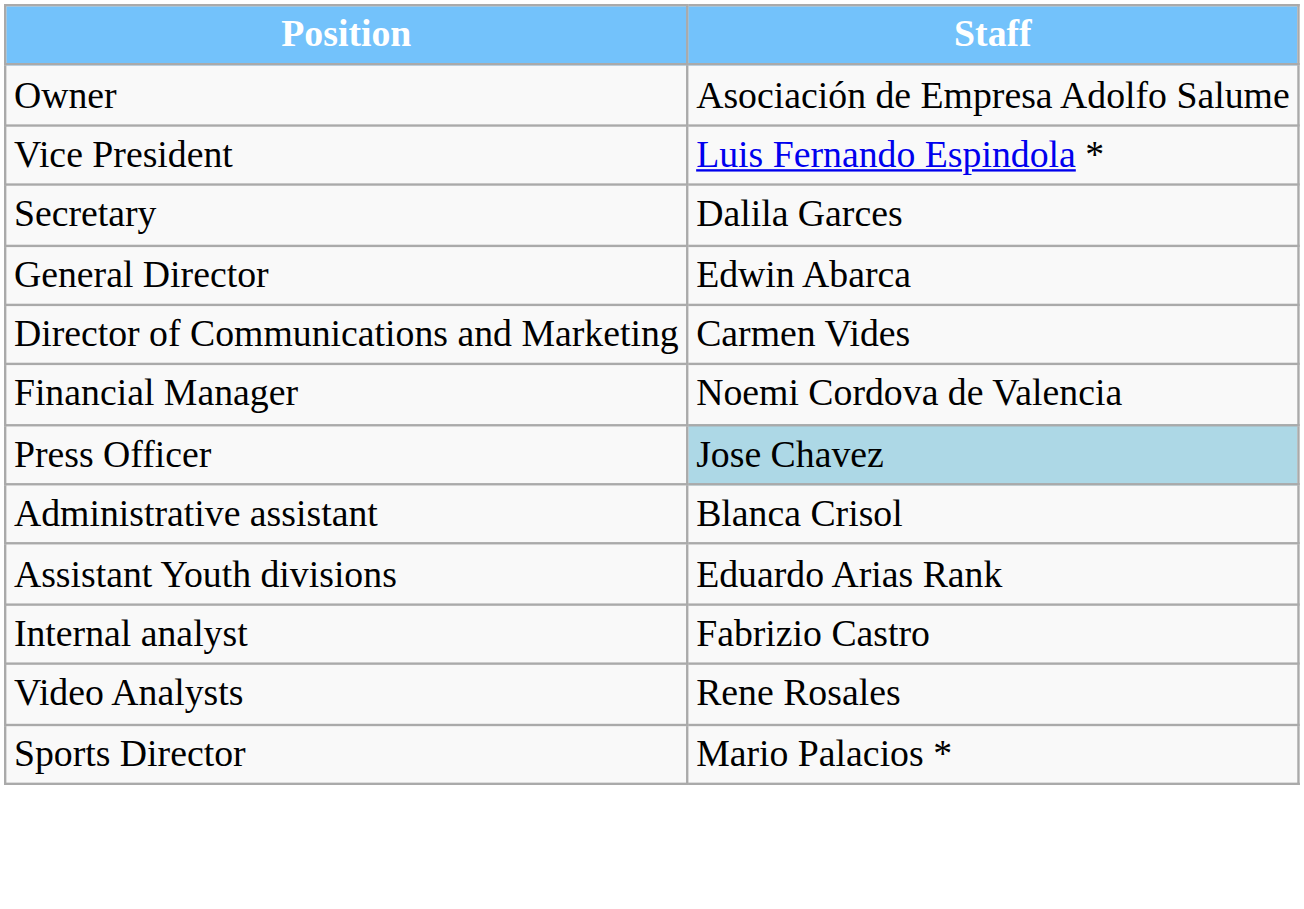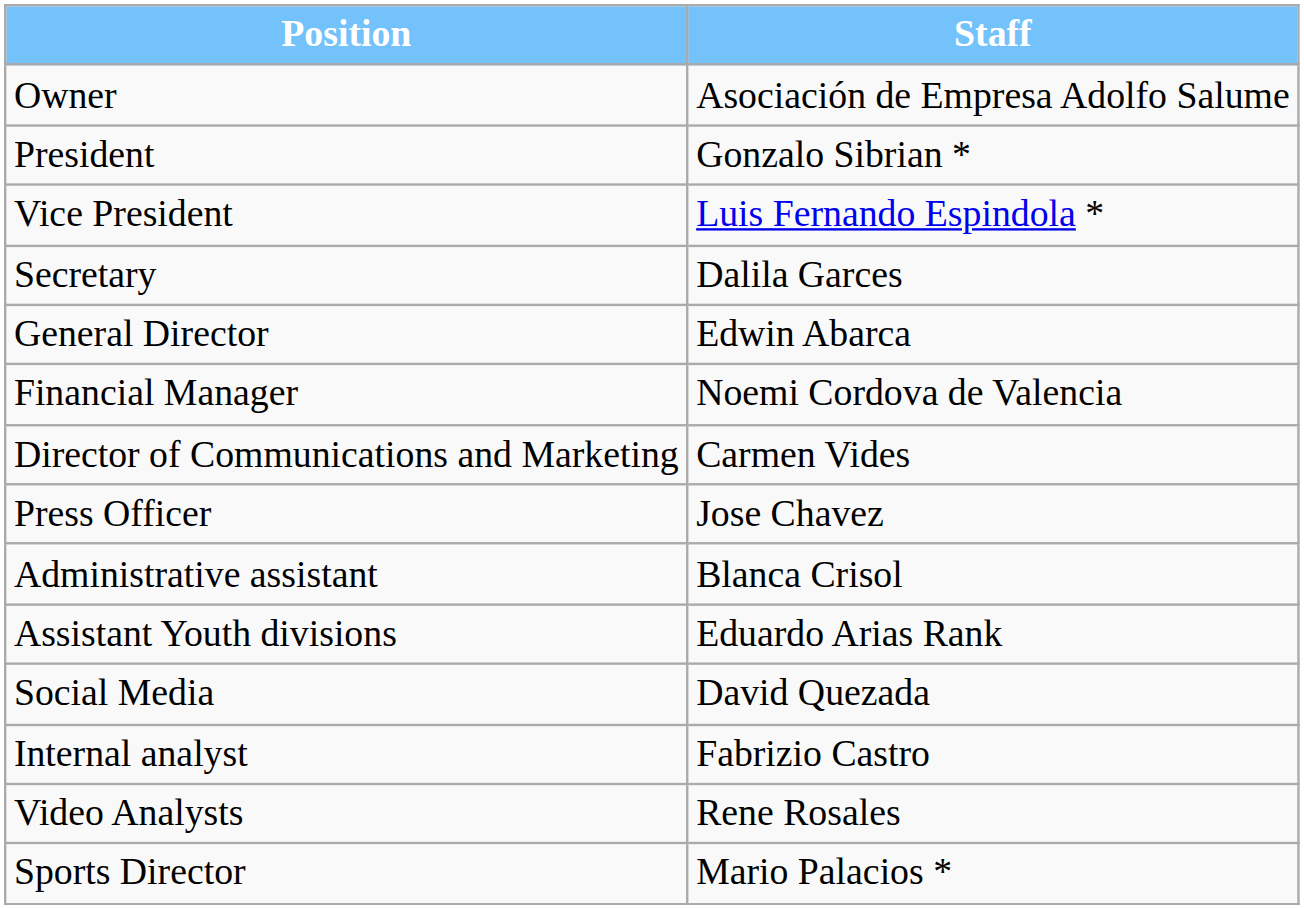+ row: (84, 154)
rows swapped: (346, 333) <-> (156, 393)
(790, 453) lightblue background -> (790, 513) no background
+ row: (114, 693)
